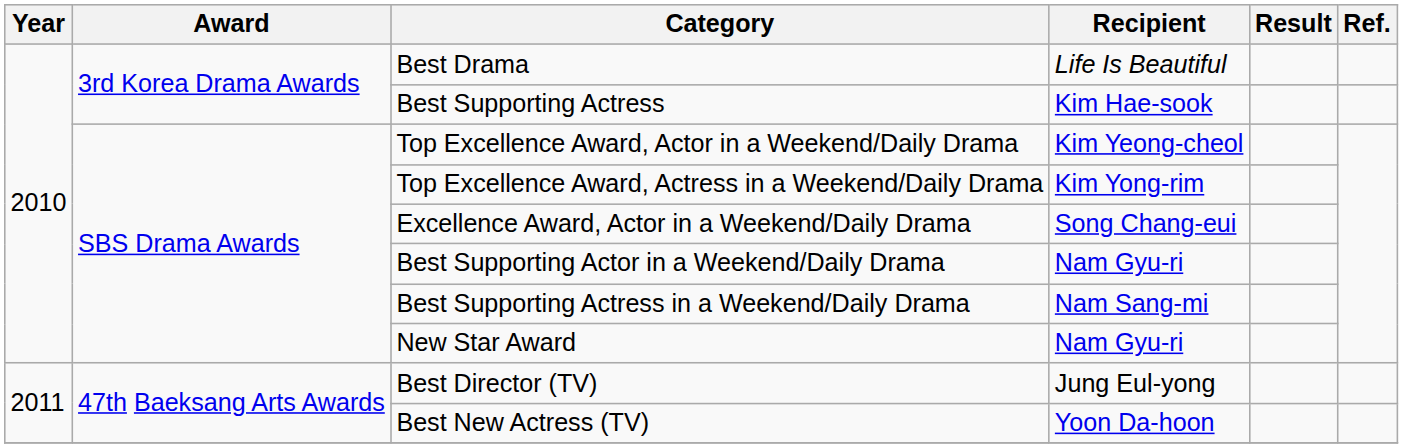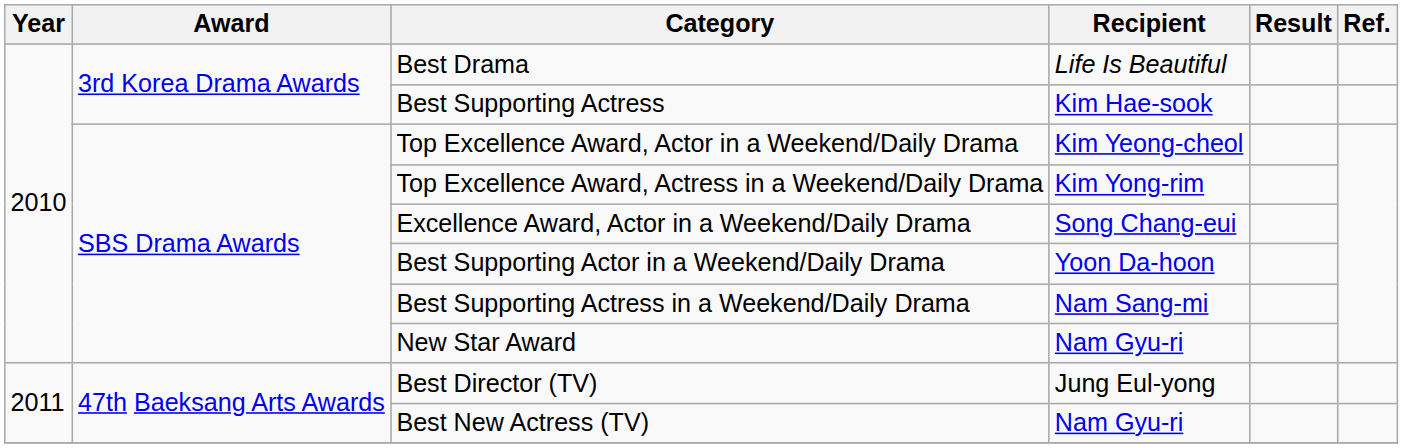(1119, 263) Nam Gyu-ri -> (1135, 263) Yoon Da-hoon
(1135, 422) Yoon Da-hoon -> (1119, 422) Nam Gyu-ri
